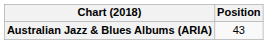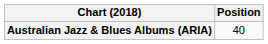(239, 30) 43 -> (239, 30) 40
